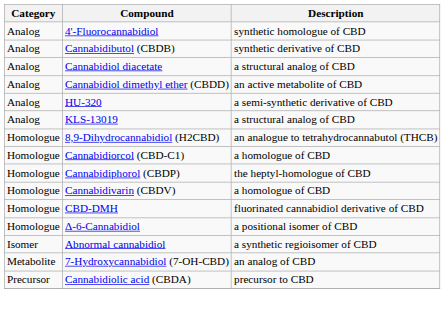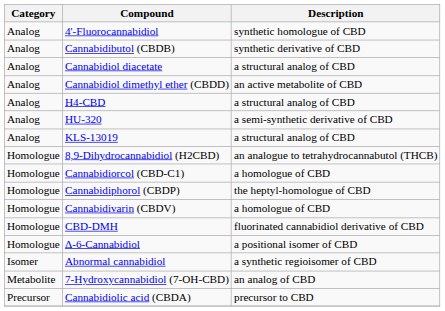+ row: (85, 102)
